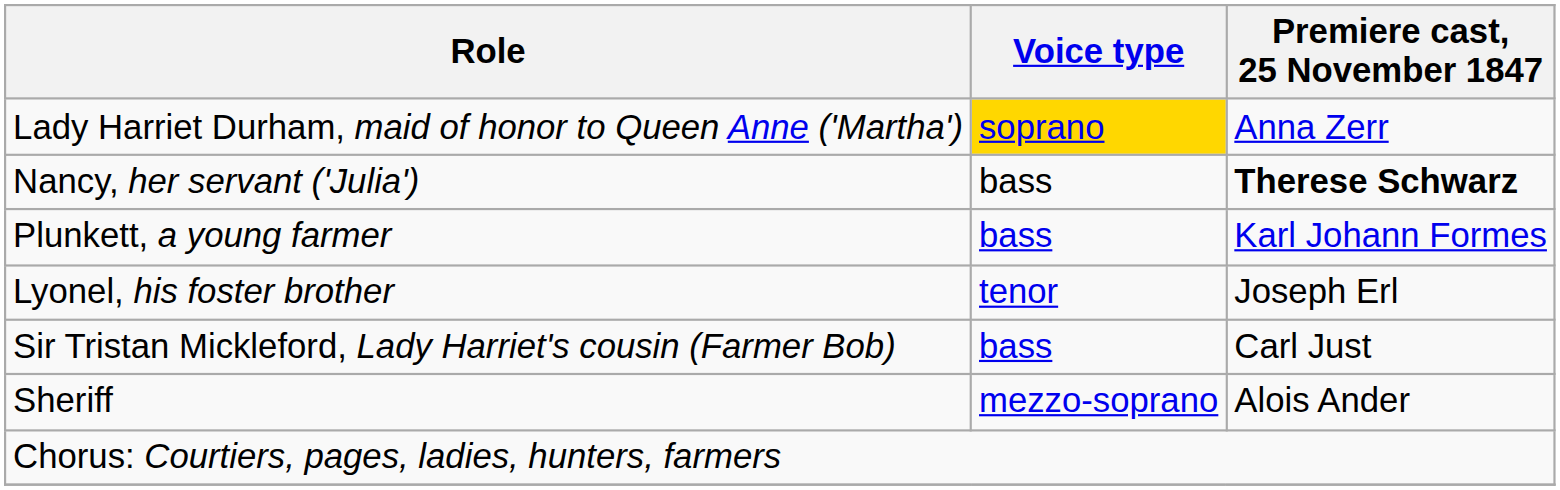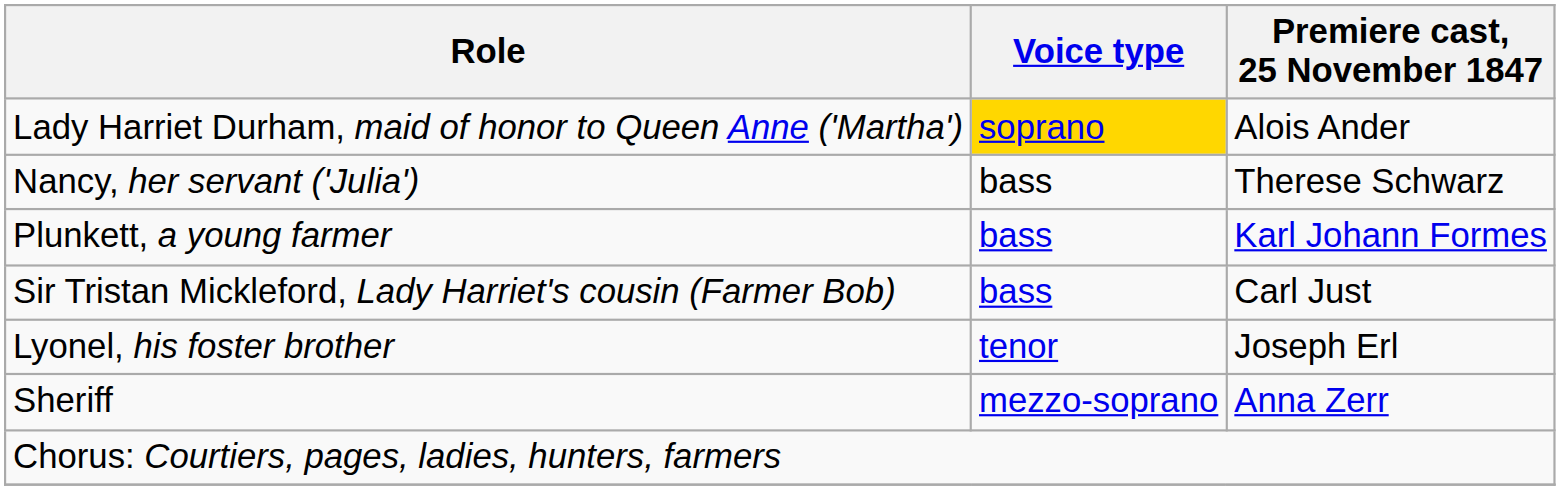(1312, 126) Anna Zerr -> (1322, 126) Alois Ander
(1376, 181) bold -> (1369, 181) normal
rows swapped: (204, 291) <-> (454, 346)
(1322, 401) Alois Ander -> (1312, 401) Anna Zerr
